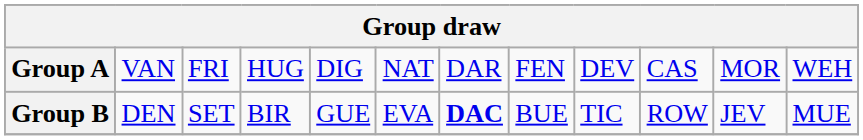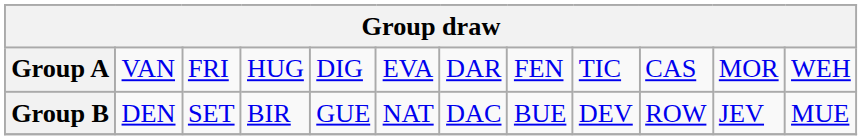(408, 69) NAT -> (408, 69) EVA
(607, 69) DEV -> (600, 69) TIC
(408, 112) EVA -> (408, 112) NAT
(475, 112) bold -> (474, 112) normal
(601, 112) TIC -> (606, 112) DEV
